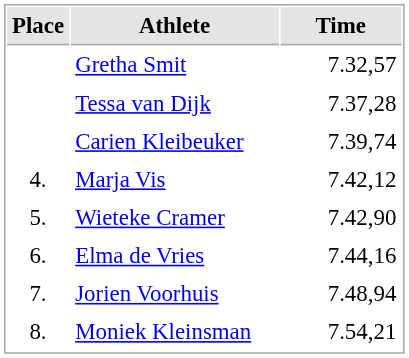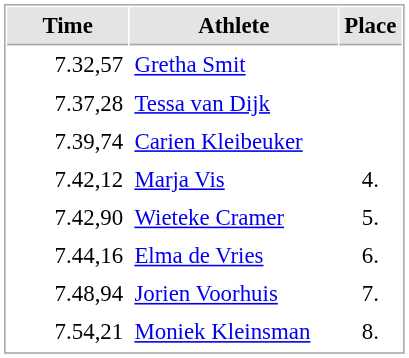columns swapped: (38, 25) <-> (341, 25)
